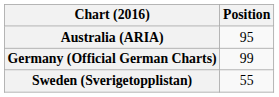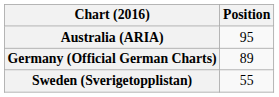(247, 59) 99 -> (247, 59) 89
